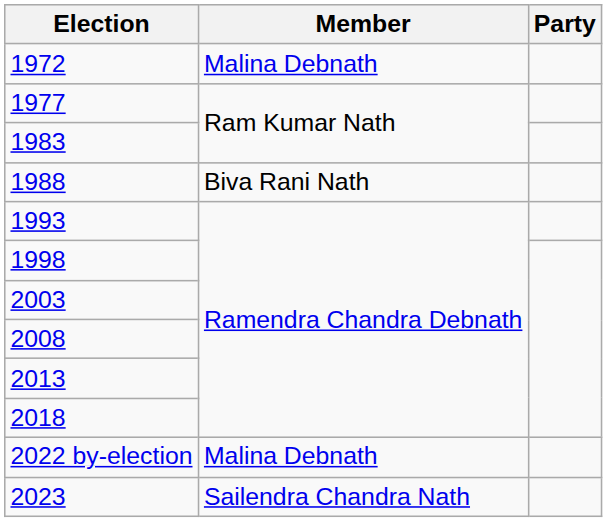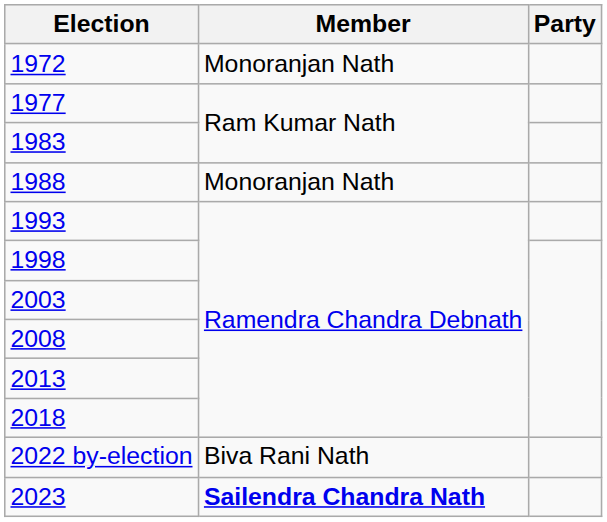(291, 63) Malina Debnath -> (299, 63) Monoranjan Nath
(287, 181) Biva Rani Nath -> (299, 181) Monoranjan Nath
(291, 456) Malina Debnath -> (287, 456) Biva Rani Nath
(337, 496) normal -> (344, 496) bold
